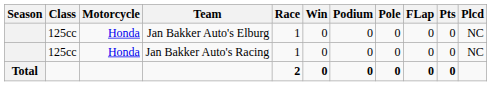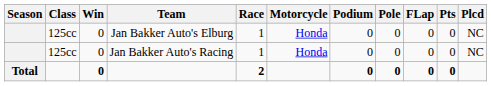columns swapped: (111, 14) <-> (317, 14)
